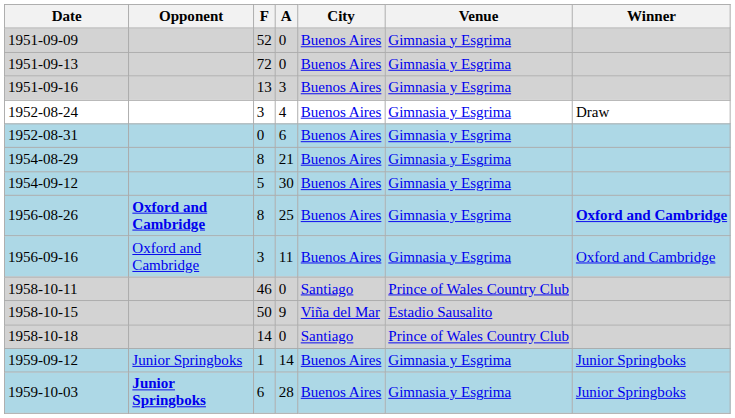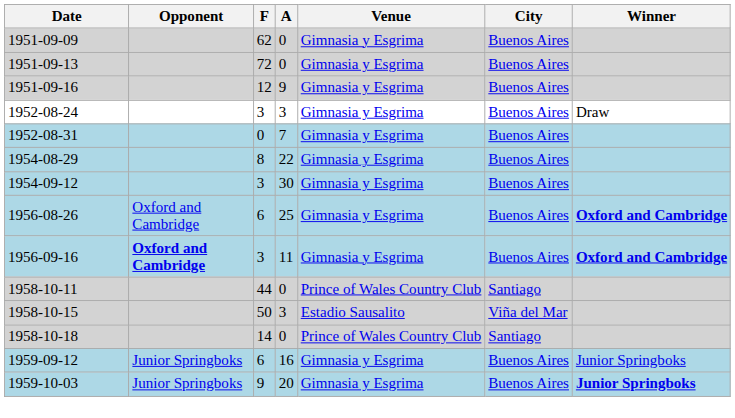columns swapped: (479, 16) <-> (341, 16)
(264, 40) 52 -> (264, 40) 62
(264, 87) 13 -> (264, 87) 12
(283, 87) 3 -> (283, 87) 9
(283, 111) 4 -> (283, 111) 3
(283, 135) 6 -> (283, 135) 7
(286, 159) 21 -> (286, 159) 22
(261, 183) 5 -> (261, 183) 3
(170, 215) bold -> (167, 215) normal
(261, 215) 8 -> (261, 215) 6
(167, 256) normal -> (170, 256) bold
(646, 256) normal -> (652, 256) bold
(264, 288) 46 -> (264, 288) 44
(283, 312) 9 -> (283, 312) 3
(261, 360) 1 -> (261, 360) 6
(286, 360) 14 -> (286, 360) 16
(169, 392) bold -> (187, 384) normal
(261, 392) 6 -> (261, 384) 9
(286, 392) 28 -> (286, 384) 20
(631, 392) normal -> (636, 384) bold
